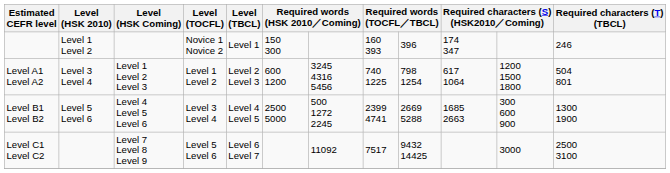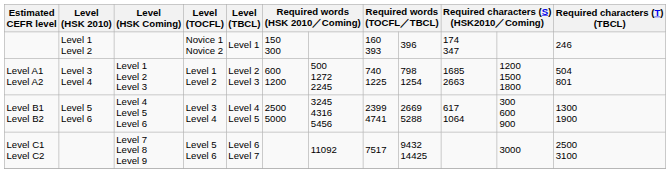(322, 76) 3245 4316 5456 -> (322, 76) 500 1272 2245
(454, 76) 617 1064 -> (454, 76) 1685 2663
(322, 113) 500 1272 2245 -> (322, 113) 3245 4316 5456
(454, 113) 1685 2663 -> (454, 113) 617 1064
